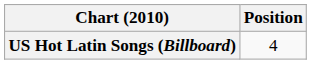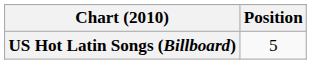(273, 45) 4 -> (273, 45) 5
